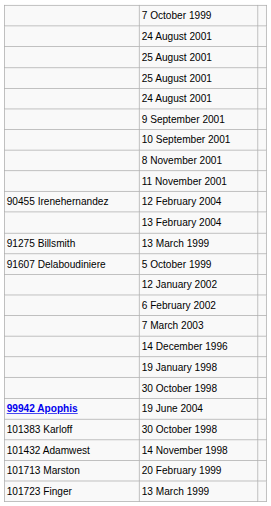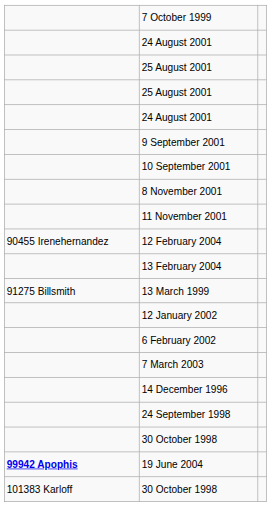- row: (56, 264)
- row: (72, 367)
+ row: (72, 415)
- row: (48, 450)
- row: (43, 471)
- row: (39, 491)
